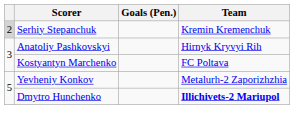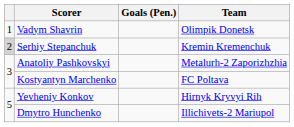+ row: (50, 29)
(221, 46) Hirnyk Kryvyi Rih -> (234, 63) Metalurh-2 Zaporizhzhia
(234, 79) Metalurh-2 Zaporizhzhia -> (221, 96) Hirnyk Kryvyi Rih
(230, 96) bold -> (228, 113) normal
